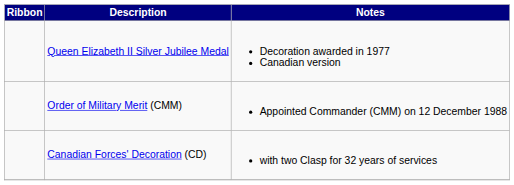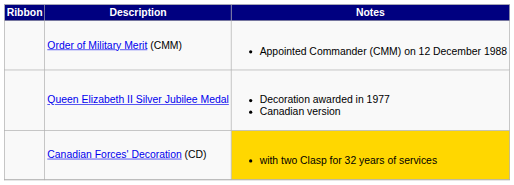rows swapped: (115, 106) <-> (138, 51)
(370, 161) no background -> (370, 161) gold background
